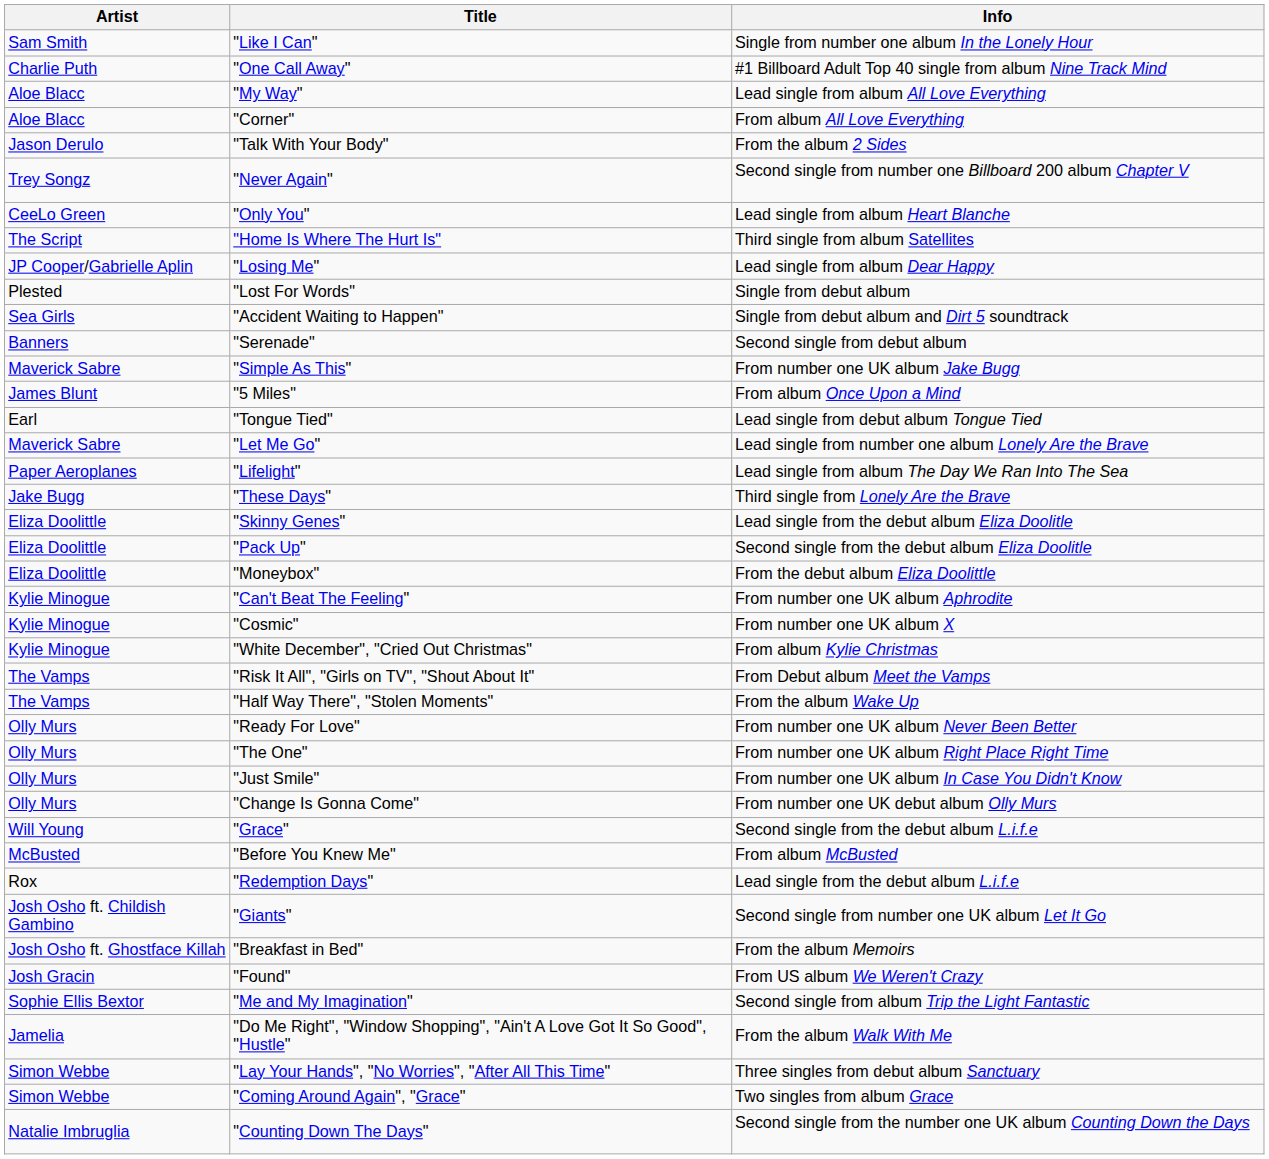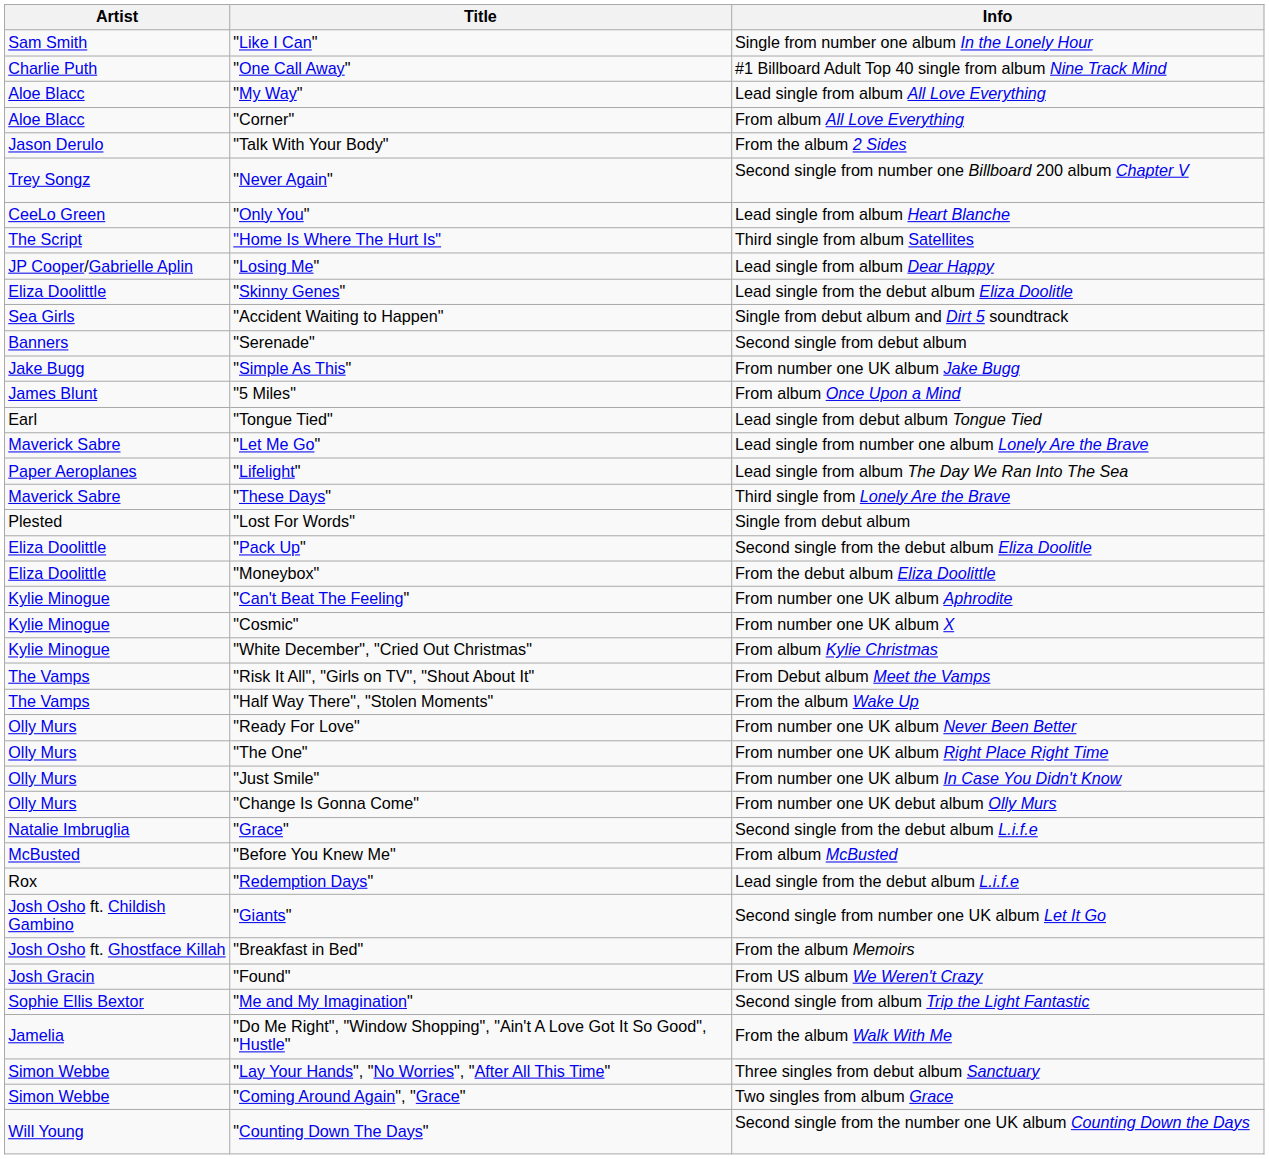rows swapped: (294, 291) <-> (289, 522)
(64, 368) Maverick Sabre -> (46, 368) Jake Bugg
(46, 496) Jake Bugg -> (64, 496) Maverick Sabre
(46, 829) Will Young -> (69, 829) Natalie Imbruglia
(69, 1131) Natalie Imbruglia -> (46, 1131) Will Young
